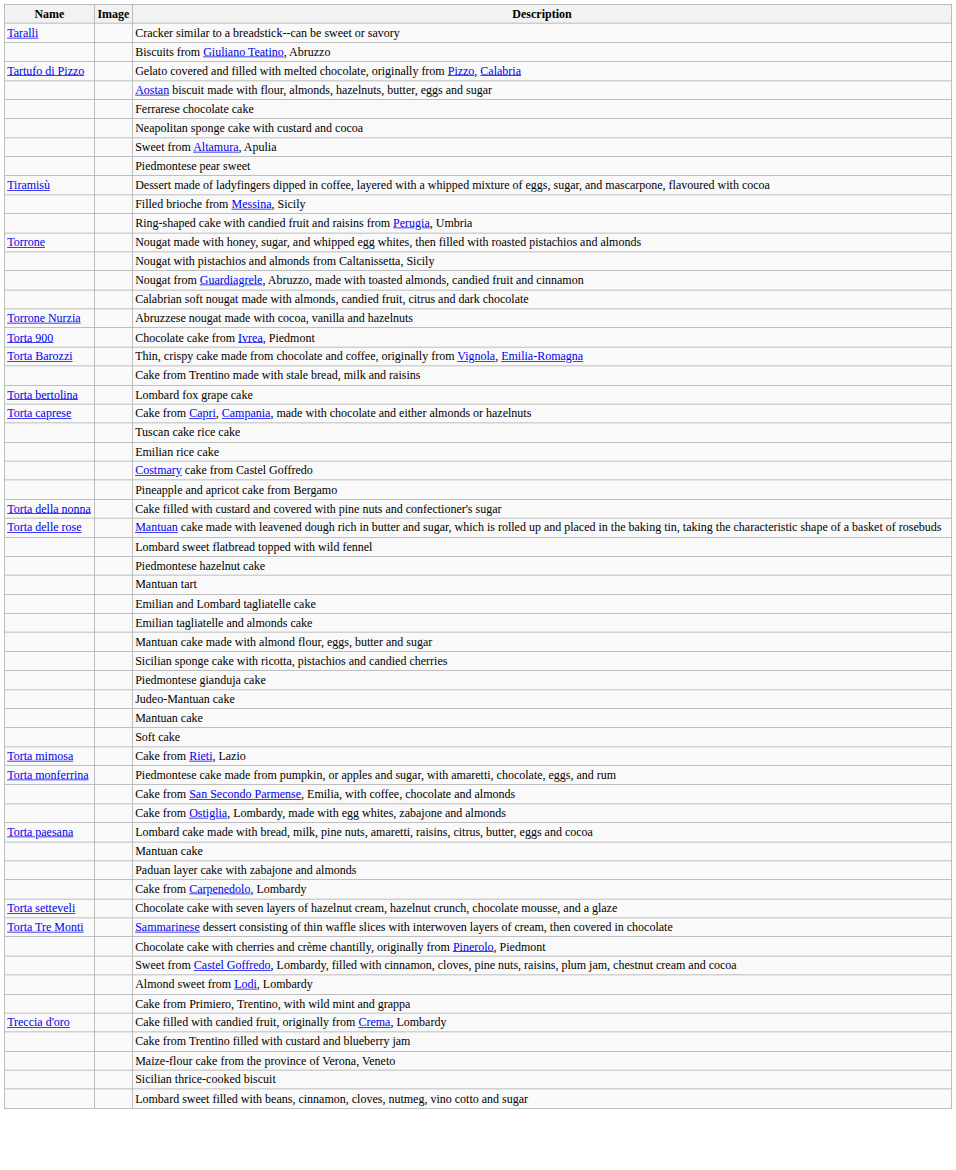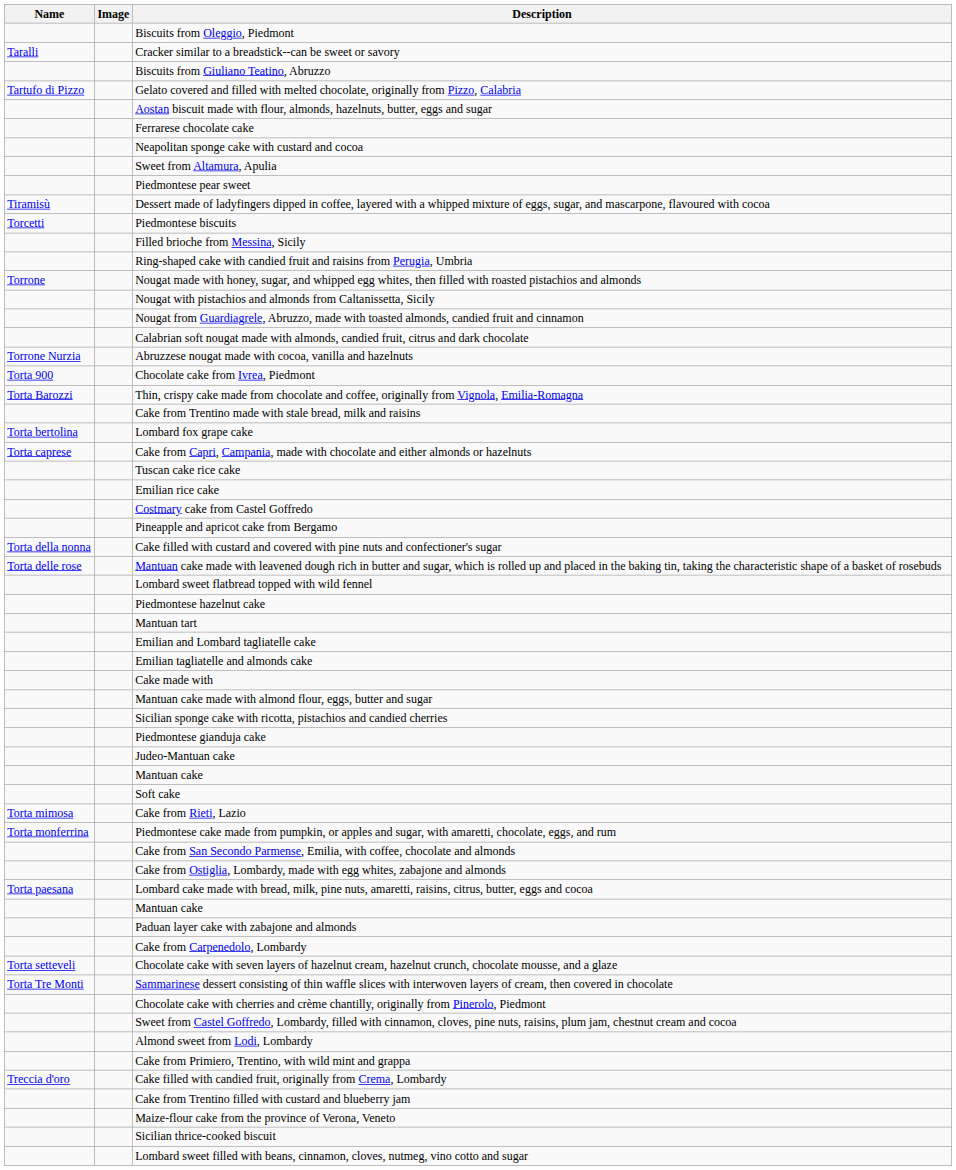+ row: (49, 33)
+ row: (26, 223)
+ row: (49, 680)
